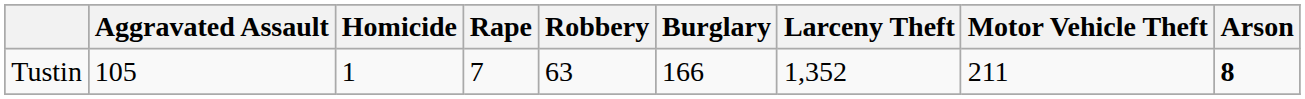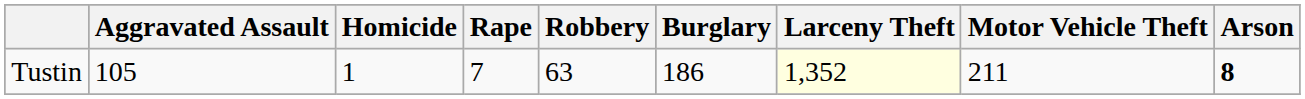(683, 71) 166 -> (683, 71) 186
(815, 71) no background -> (815, 71) lightyellow background
